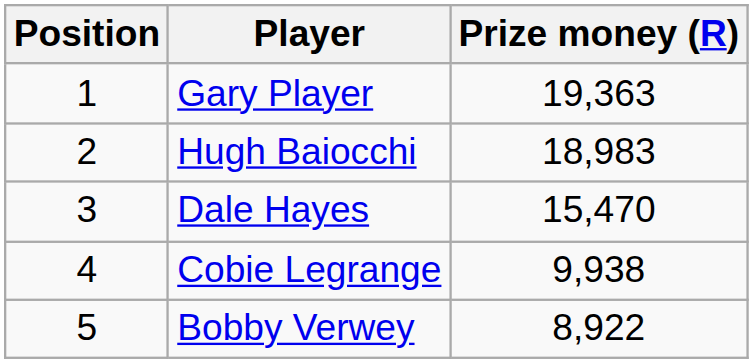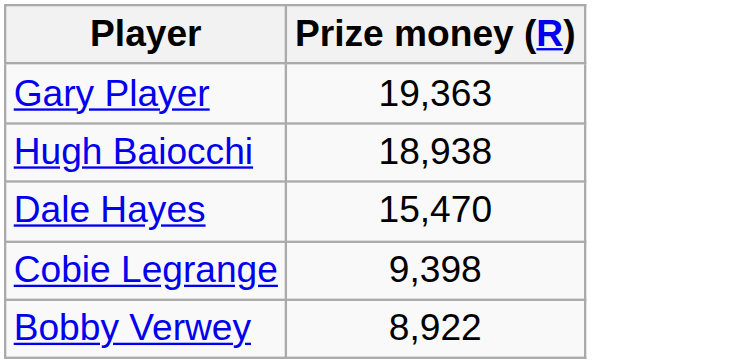- column: (87, 33)
(599, 151) 18,983 -> (435, 151) 18,938
(599, 269) 9,938 -> (435, 269) 9,398
